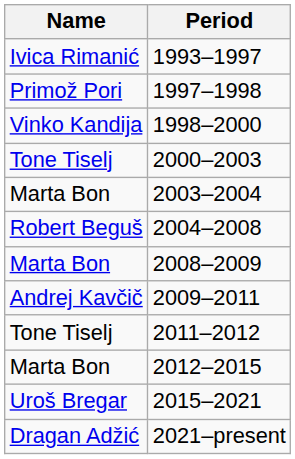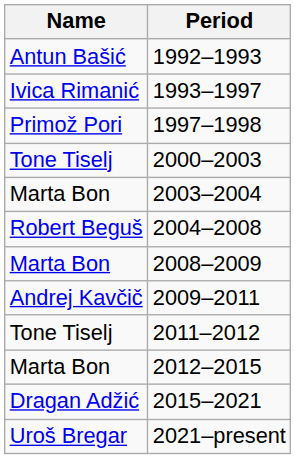+ row: (207, 56)
- row: (207, 125)
(68, 401) Uroš Bregar -> (74, 401) Dragan Adžić
(74, 435) Dragan Adžić -> (68, 435) Uroš Bregar
